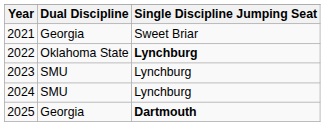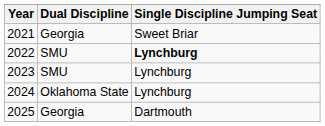(84, 53) Oklahoma State -> (54, 53) SMU
(54, 92) SMU -> (84, 92) Oklahoma State
(165, 111) bold -> (163, 111) normal
